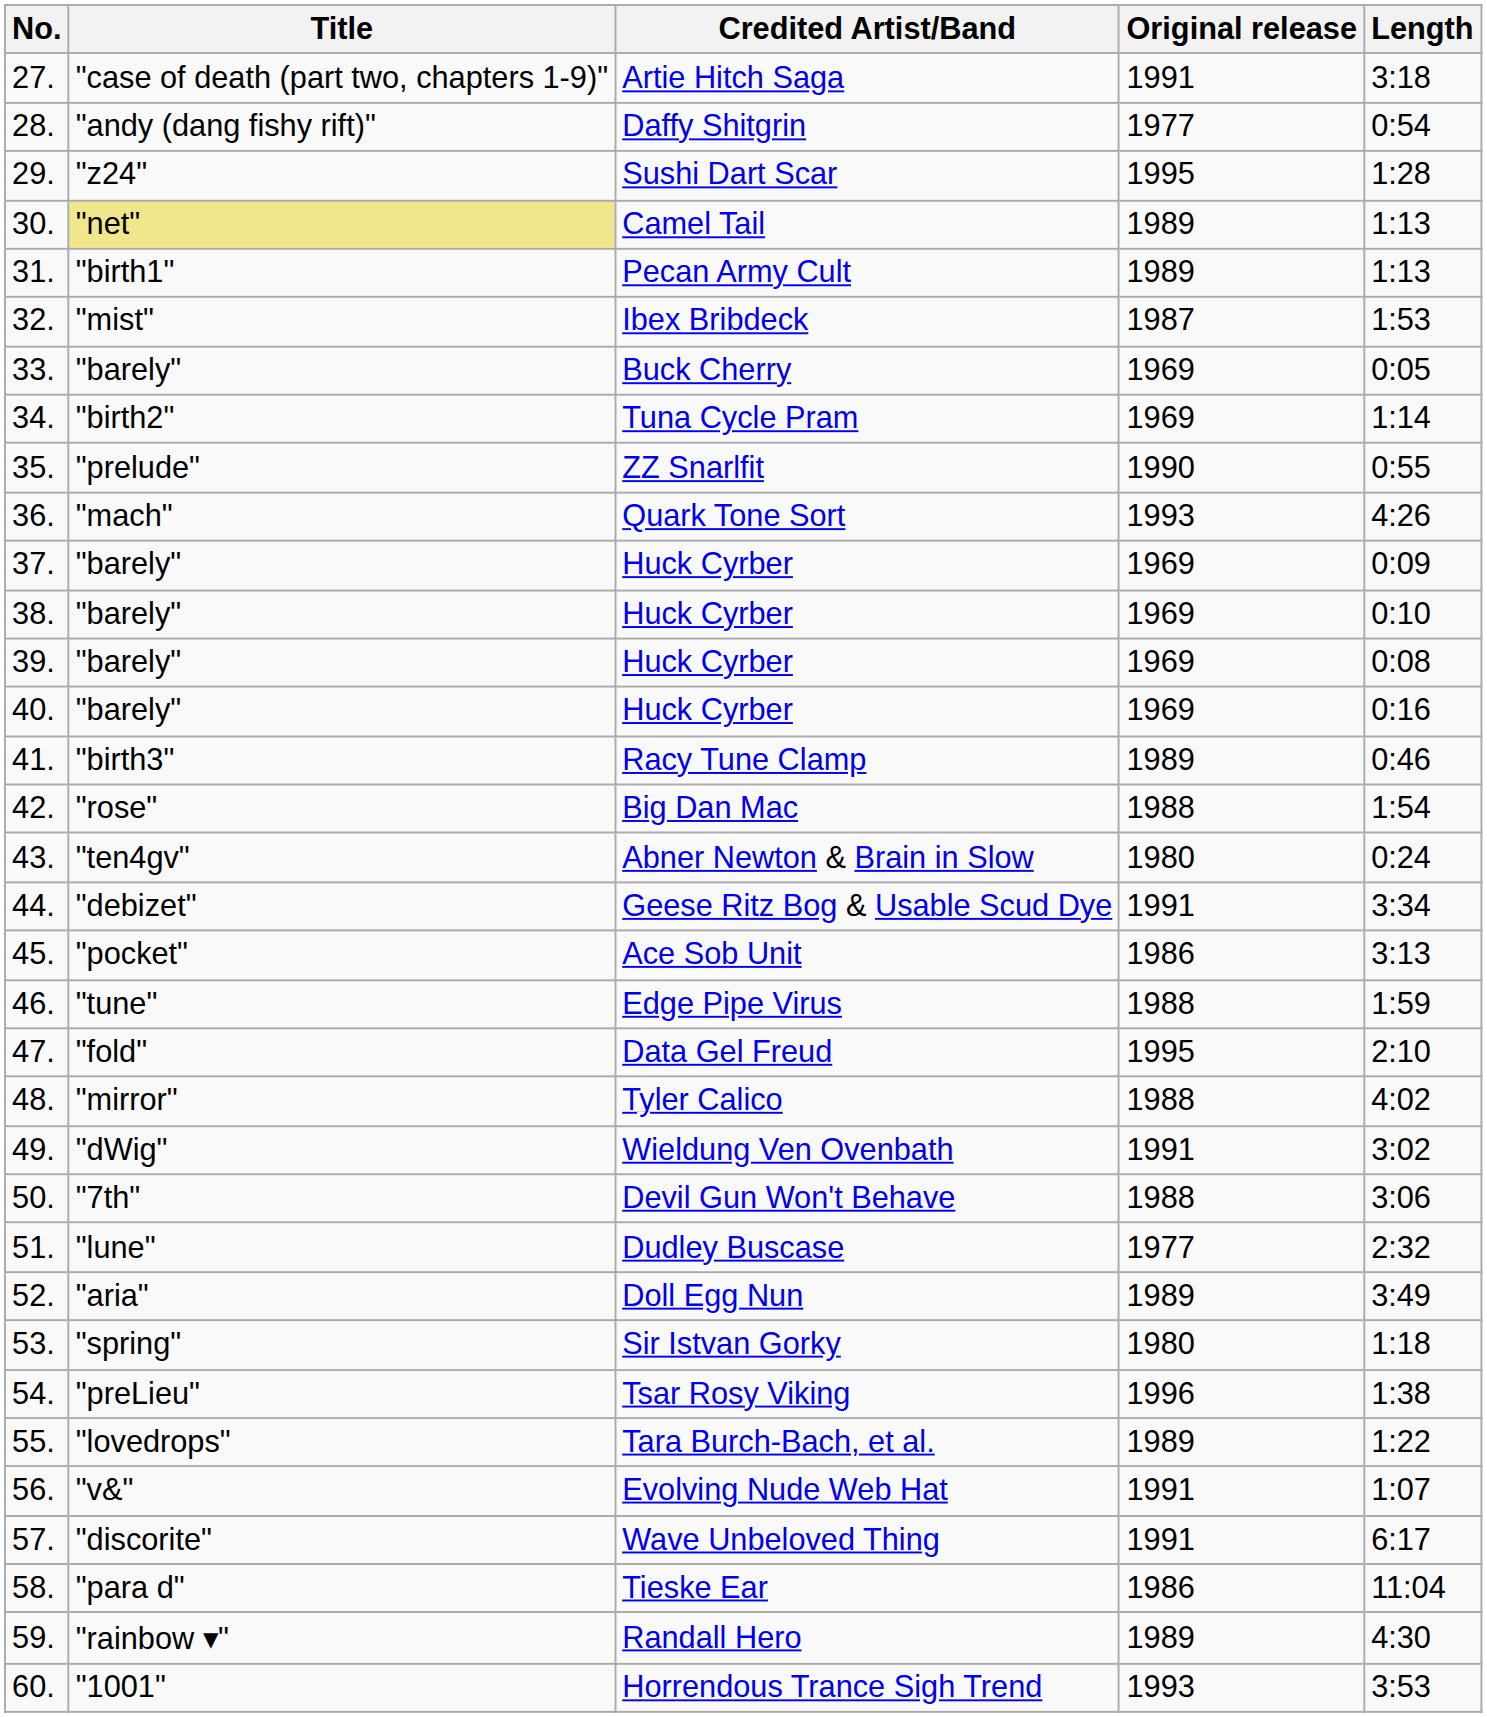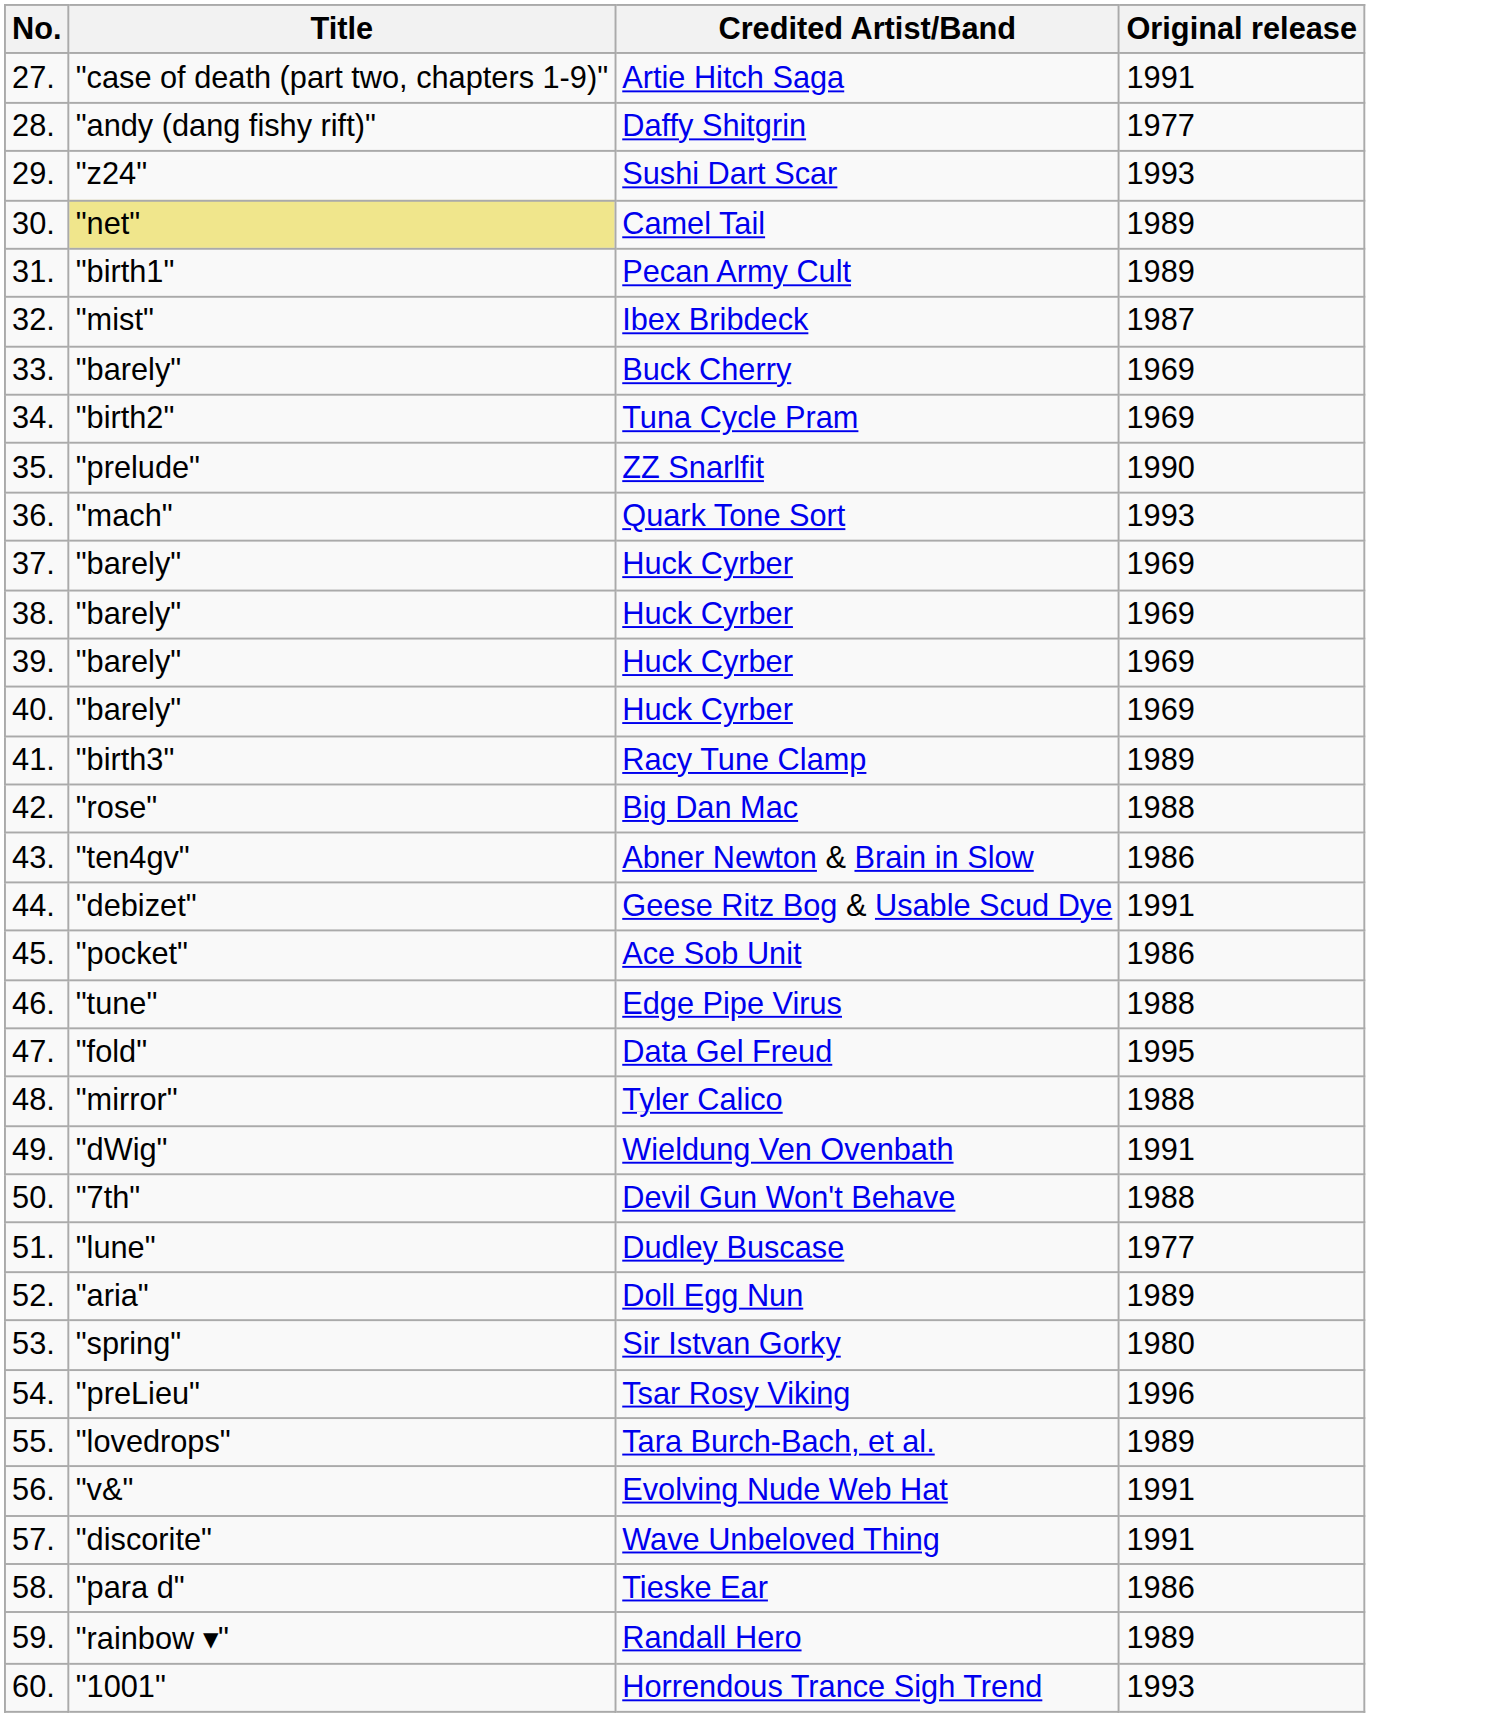- column: (1422, 28)
(1161, 175) 1995 -> (1161, 175) 1993
(1161, 857) 1980 -> (1161, 857) 1986
